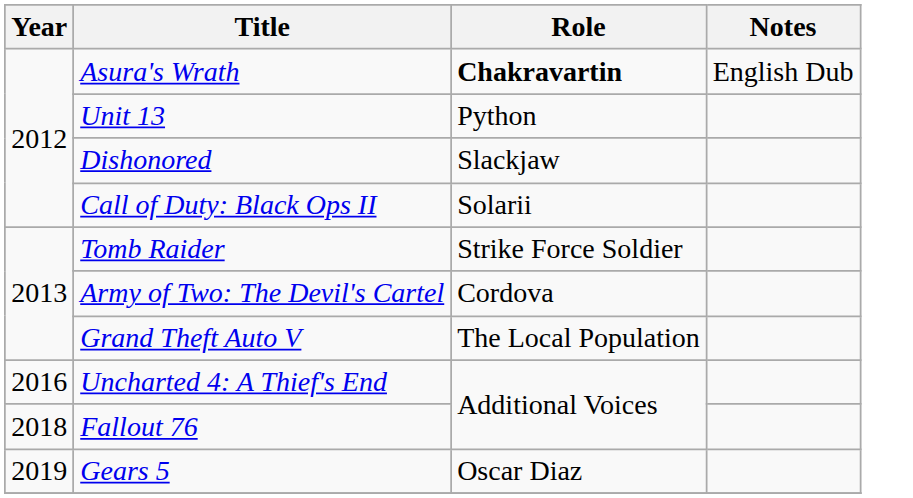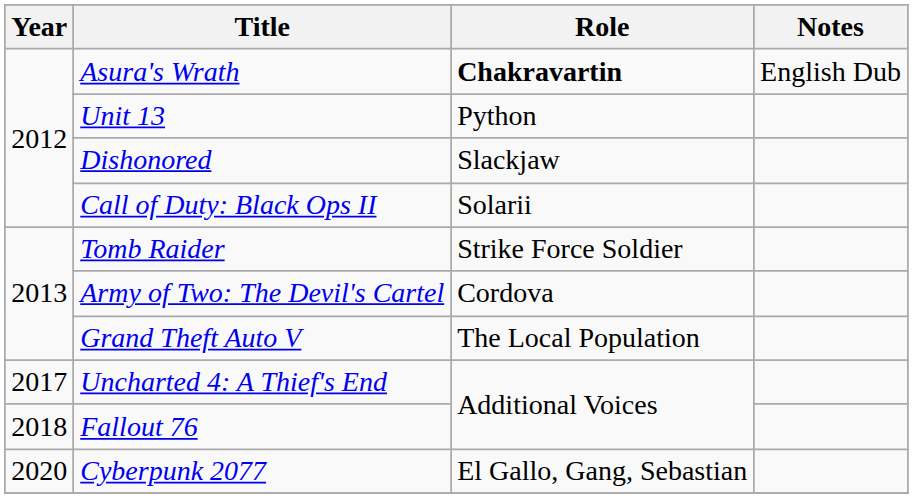(39, 381) 2016 -> (39, 381) 2017
- row: (125, 470)
+ row: (173, 470)
